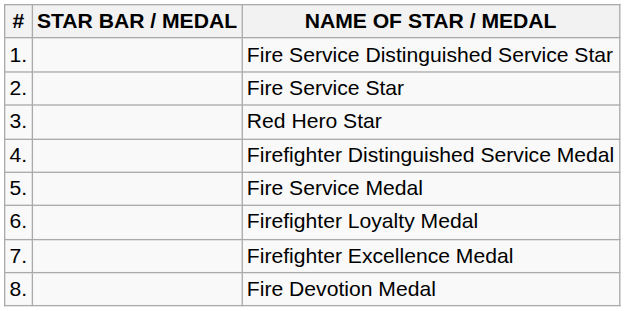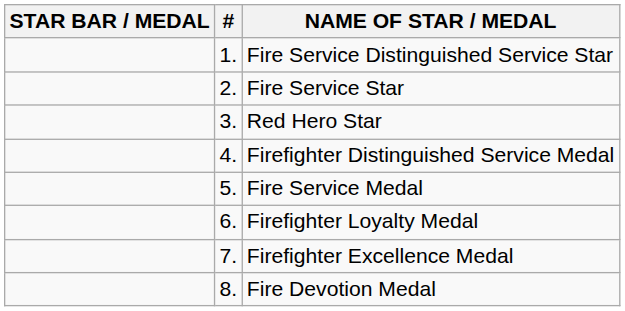columns swapped: (18, 21) <-> (137, 21)
